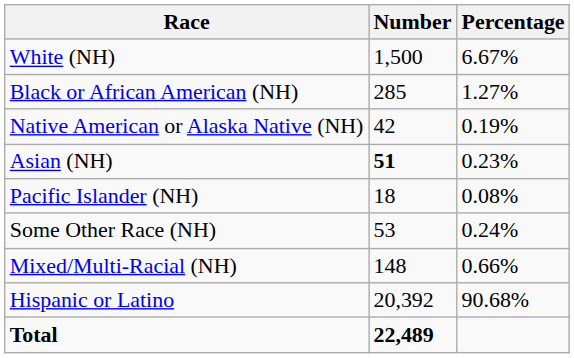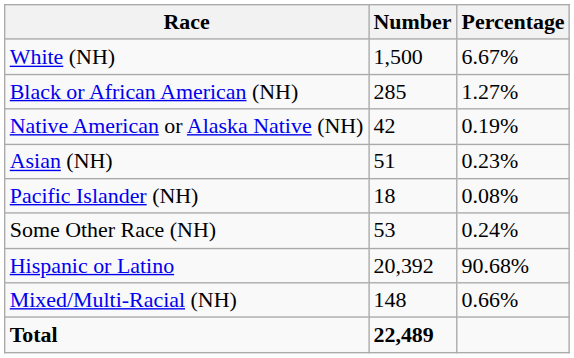(384, 160) bold -> (384, 160) normal
rows swapped: (123, 265) <-> (92, 299)
